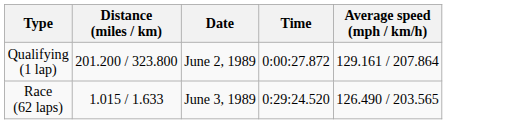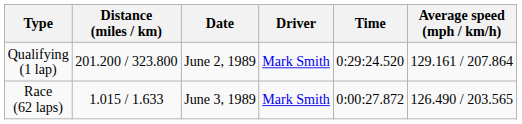+ column: (296, 23)
(296, 61) 0:00:27.872 -> (370, 61) 0:29:24.520
(296, 99) 0:29:24.520 -> (370, 99) 0:00:27.872
